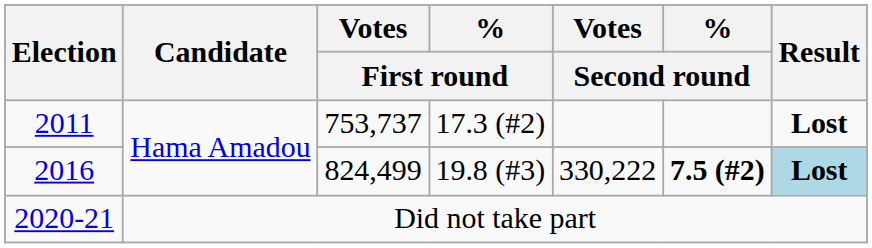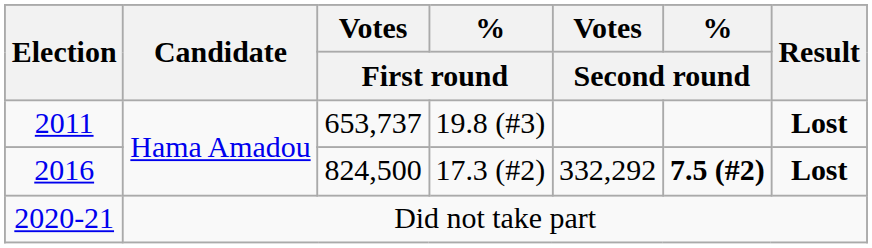(373, 123) 753,737 -> (373, 123) 653,737
(490, 123) 17.3 (#2) -> (490, 123) 19.8 (#3)
(373, 170) 824,499 -> (373, 170) 824,500
(490, 170) 19.8 (#3) -> (490, 170) 17.3 (#2)
(608, 170) 330,222 -> (608, 170) 332,292
(819, 170) lightblue background -> (819, 170) no background
